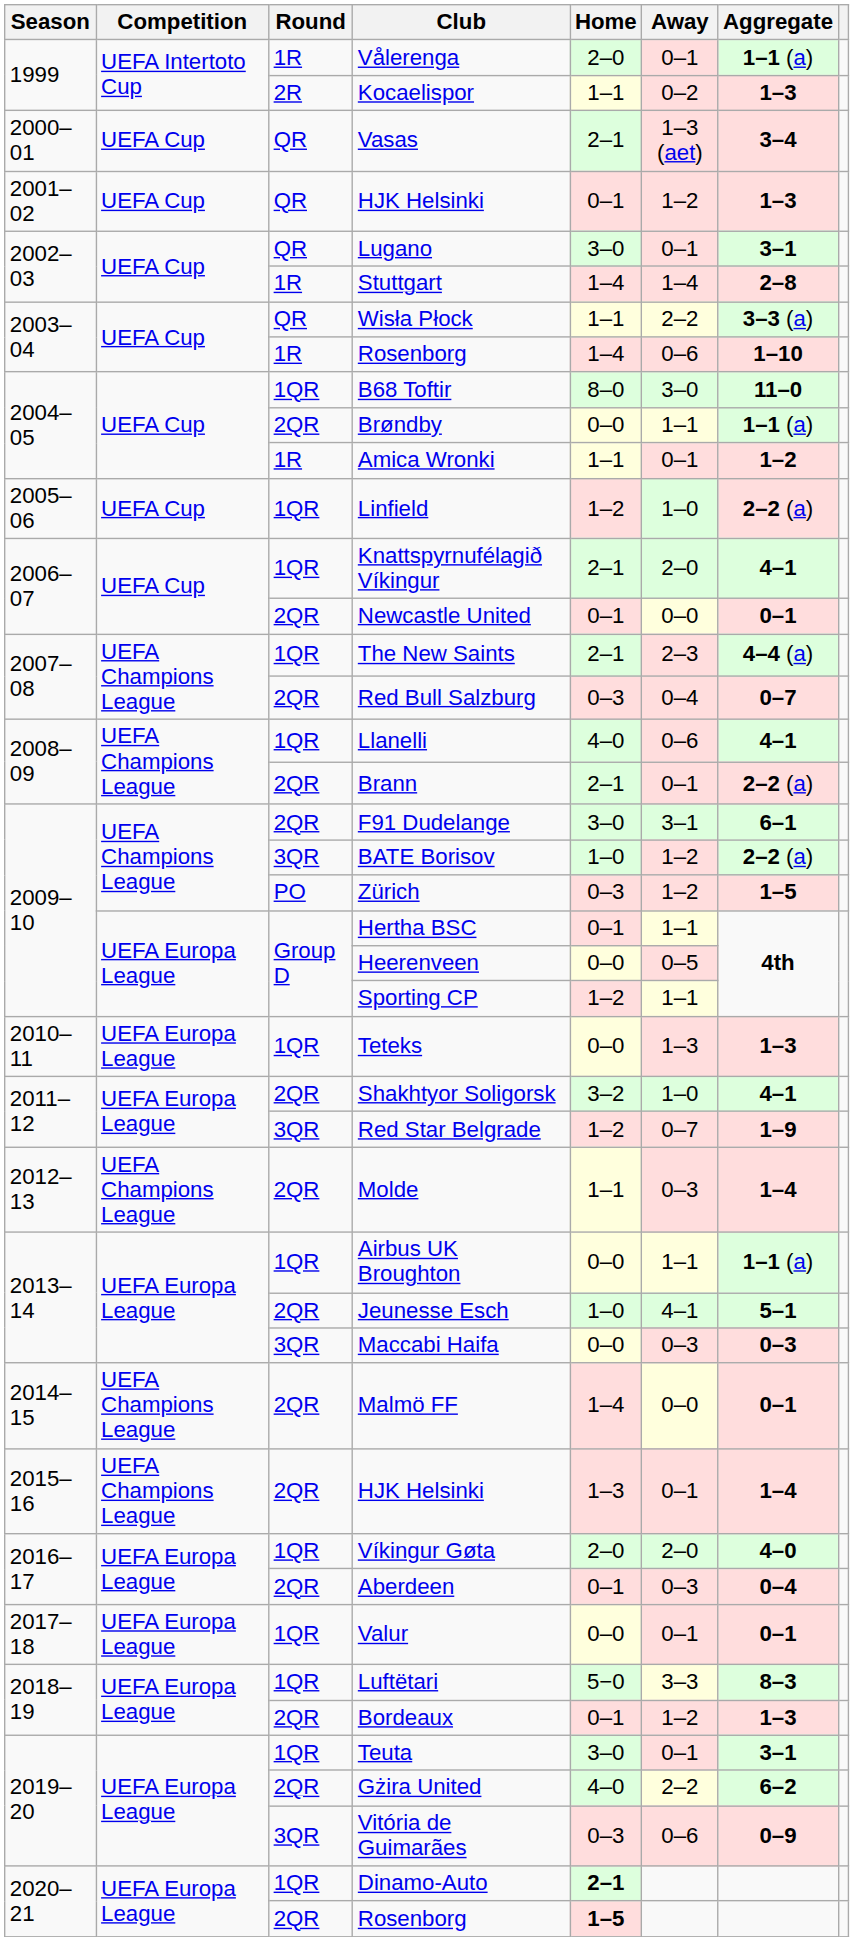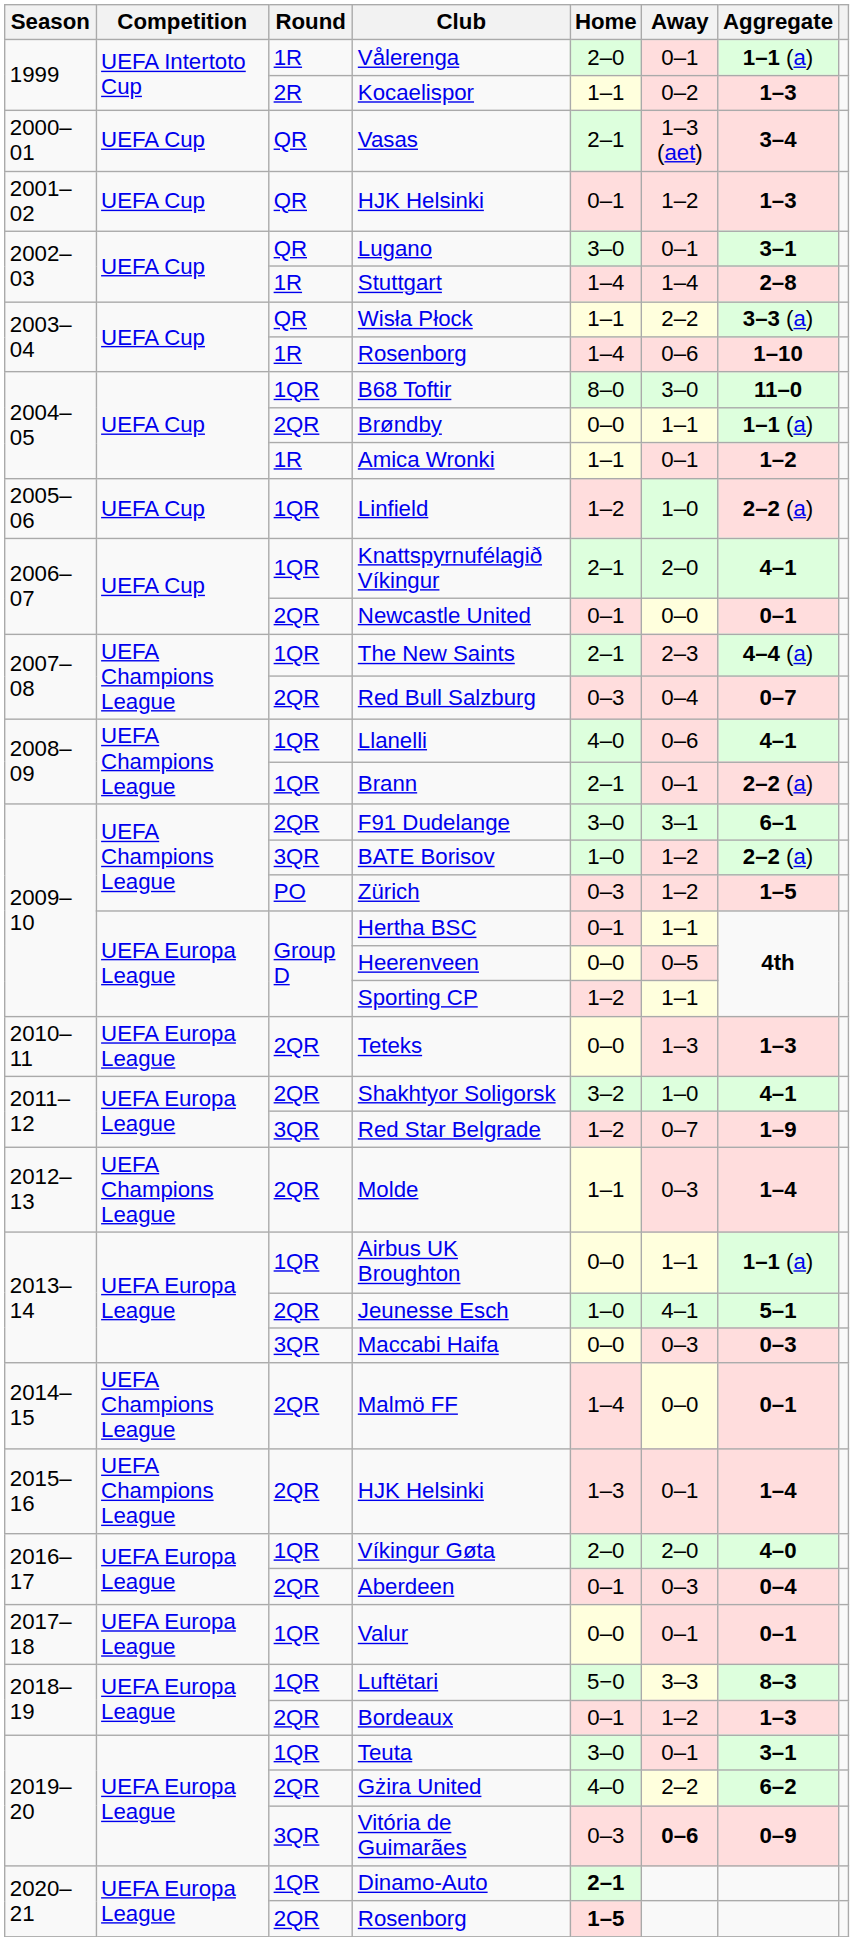(297, 782) 2QR -> (297, 782) 1QR
(297, 1046) 1QR -> (297, 1046) 2QR
(680, 1835) normal -> (680, 1835) bold
